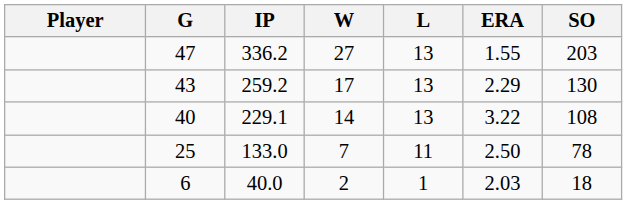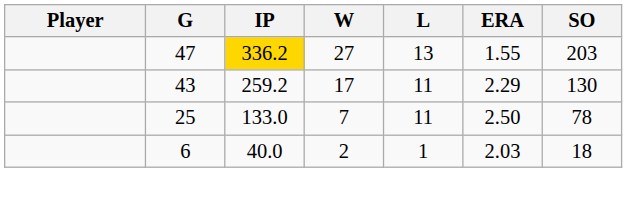(265, 53) no background -> (265, 53) gold background
(423, 85) 13 -> (423, 85) 11
- row: (185, 118)
